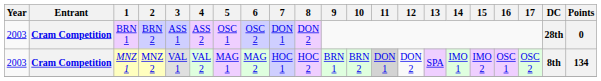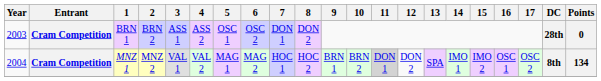(17, 62) 2003 -> (17, 62) 2004
